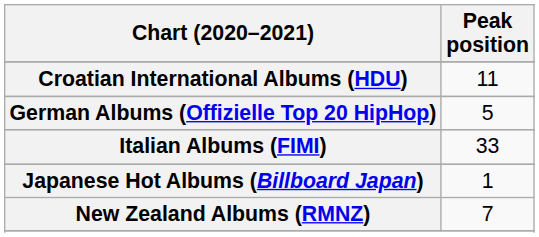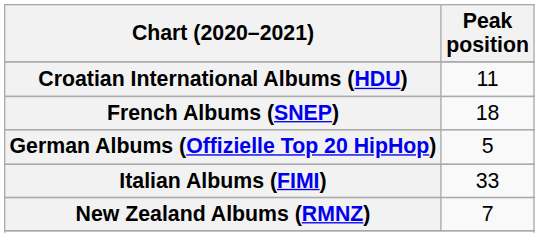+ row: (223, 112)
- row: (223, 180)
